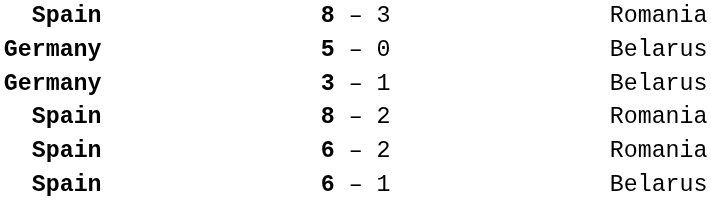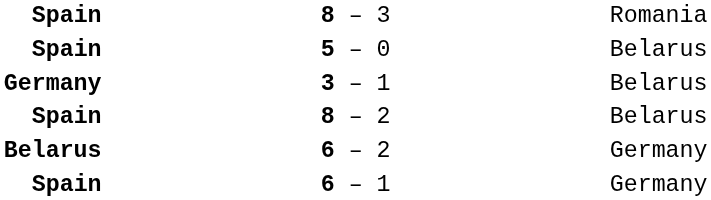(53, 50) Germany -> (67, 50) Spain
(659, 117) Romania -> (659, 117) Belarus
(67, 151) Spain -> (53, 151) Belarus
(659, 151) Romania -> (659, 151) Germany
(659, 185) Belarus -> (659, 185) Germany
